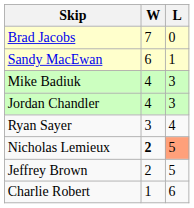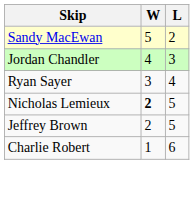- row: (41, 37)
(148, 59) 6 -> (148, 37) 5
(172, 59) 1 -> (172, 37) 2
- row: (44, 81)
(172, 147) lightsalmon background -> (172, 103) no background
